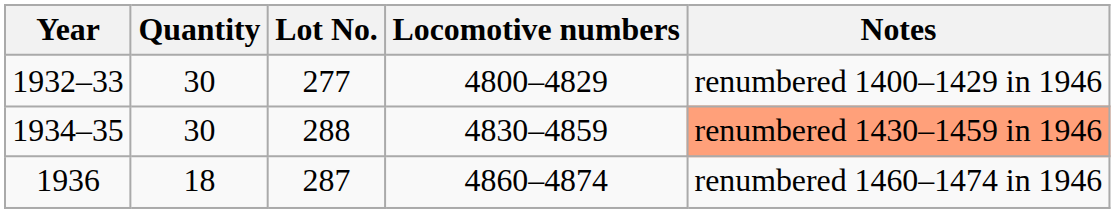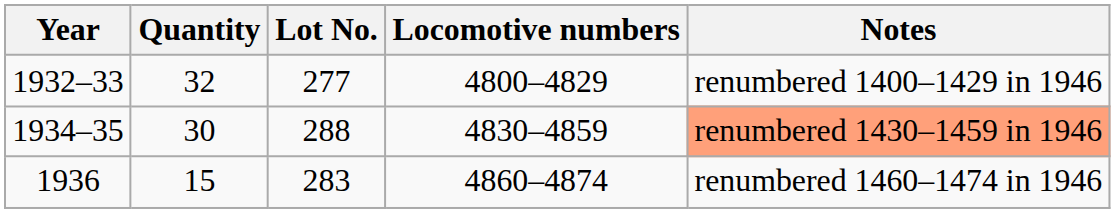(199, 80) 30 -> (199, 80) 32
(199, 181) 18 -> (199, 181) 15
(327, 181) 287 -> (327, 181) 283
